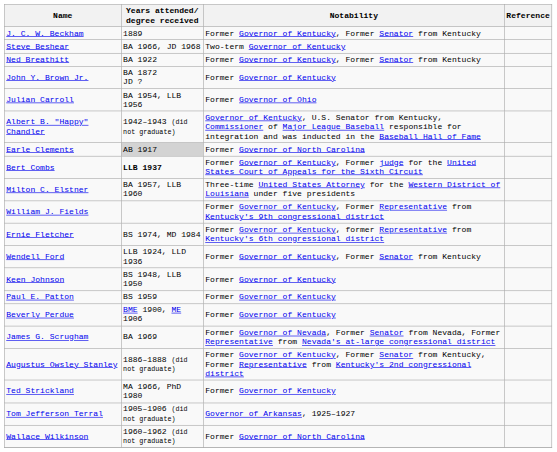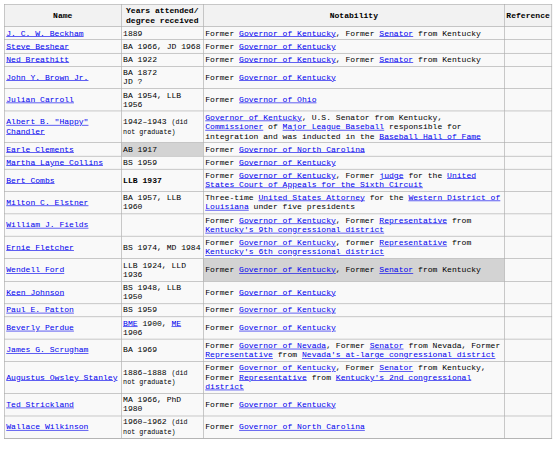(275, 46) Two-term Governor of Kentucky -> (271, 46) Former Governor of Kentucky
+ row: (55, 162)
(343, 257) no background -> (343, 270) lightgrey background
- row: (55, 414)
